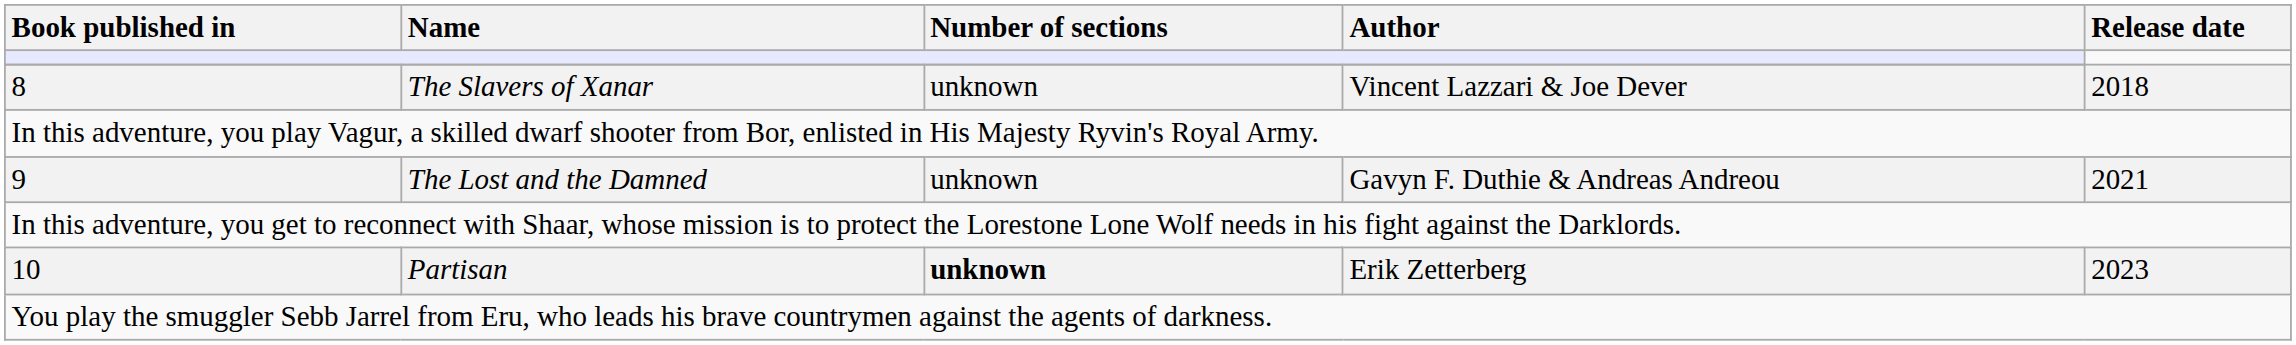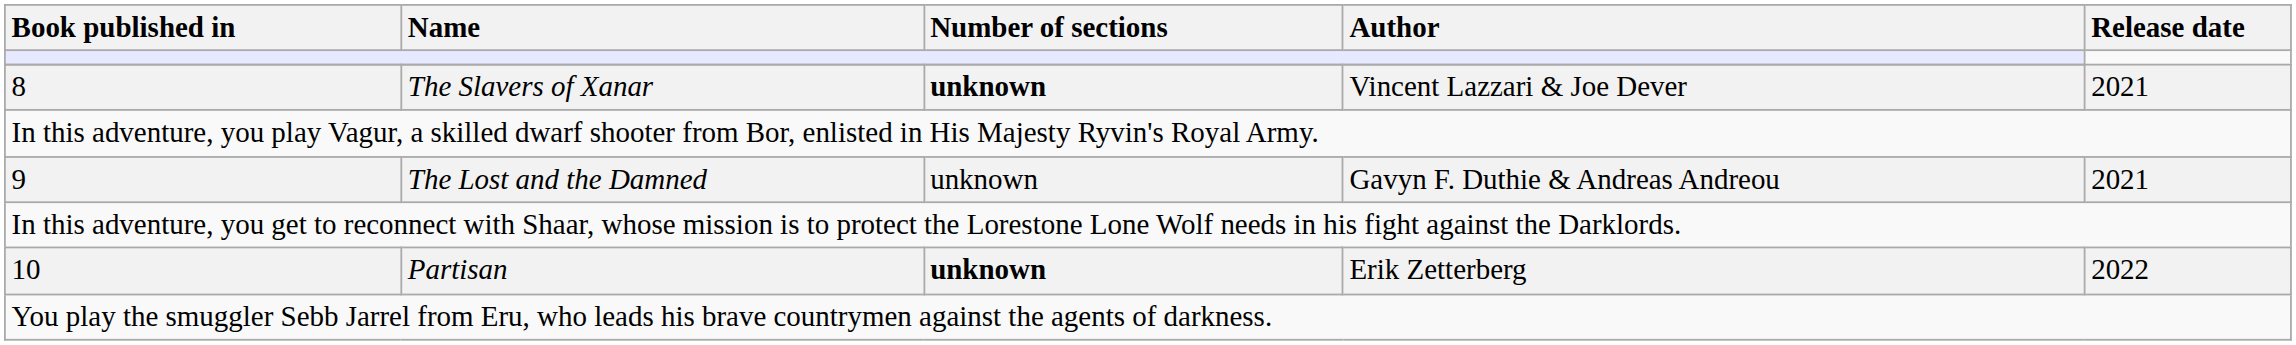(984, 86) normal -> (988, 86) bold
(2120, 86) 2018 -> (2120, 86) 2021
(2120, 270) 2023 -> (2120, 270) 2022
